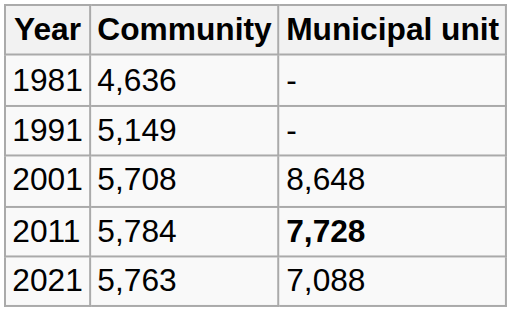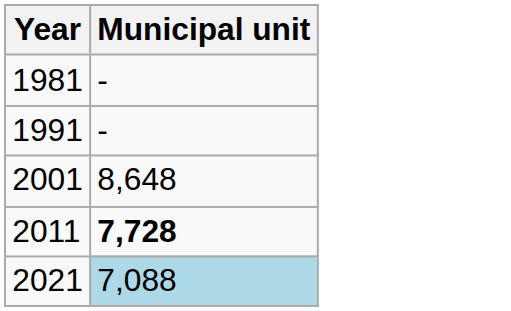- column: (184, 29)
(326, 280) no background -> (137, 280) lightblue background
